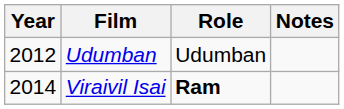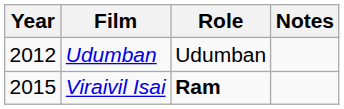(33, 87) 2014 -> (33, 87) 2015
